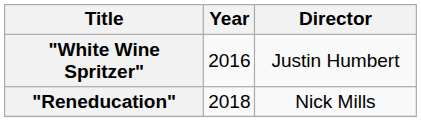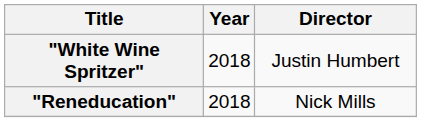(229, 60) 2016 -> (229, 60) 2018
